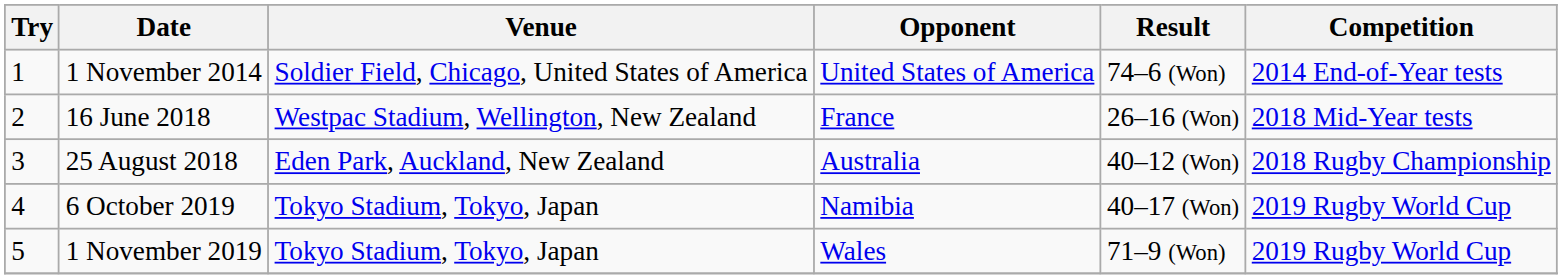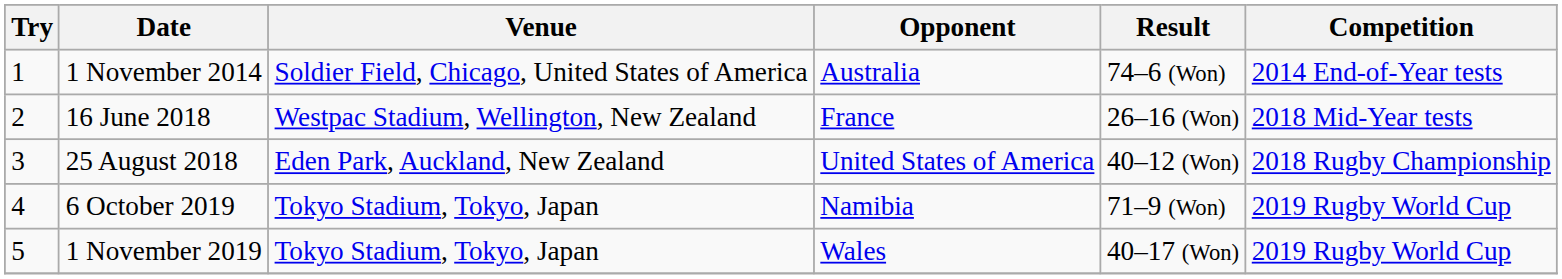(957, 71) United States of America -> (870, 71) Australia
(870, 161) Australia -> (957, 161) United States of America
(1173, 206) 40–17 (Won) -> (1166, 206) 71–9 (Won)
(1166, 251) 71–9 (Won) -> (1173, 251) 40–17 (Won)
